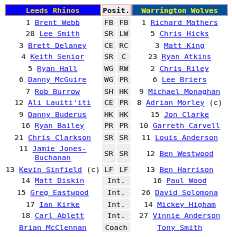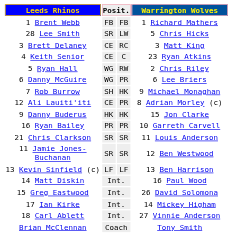(109, 57) SR -> (109, 57) CE
